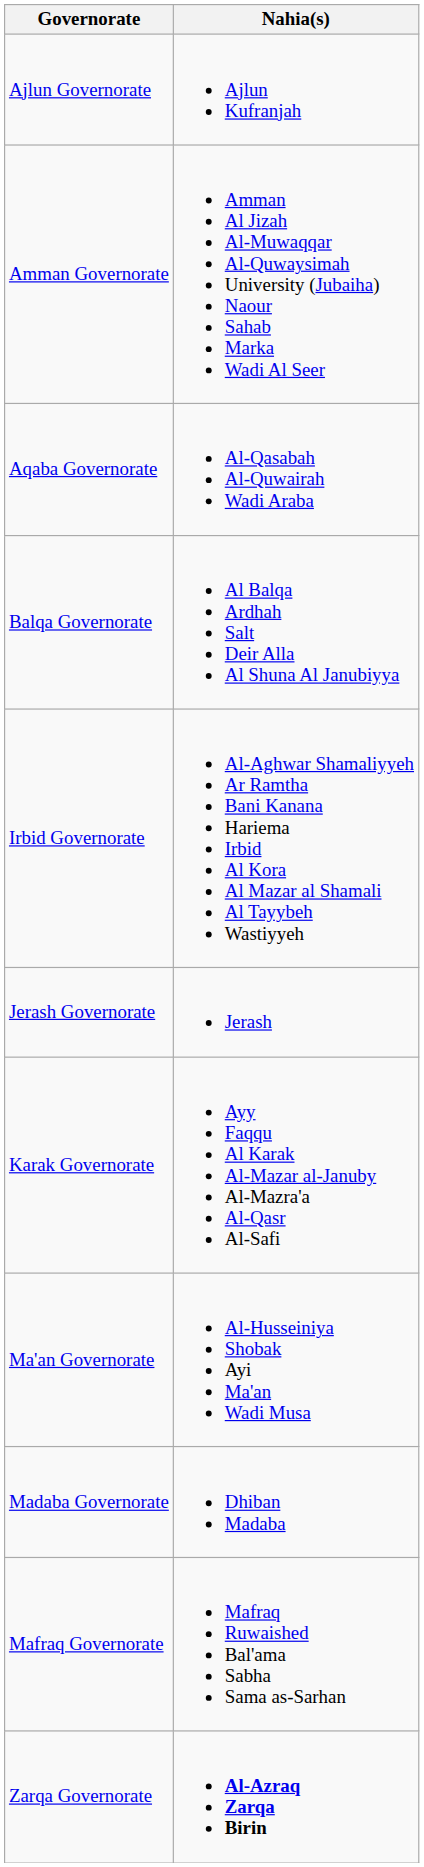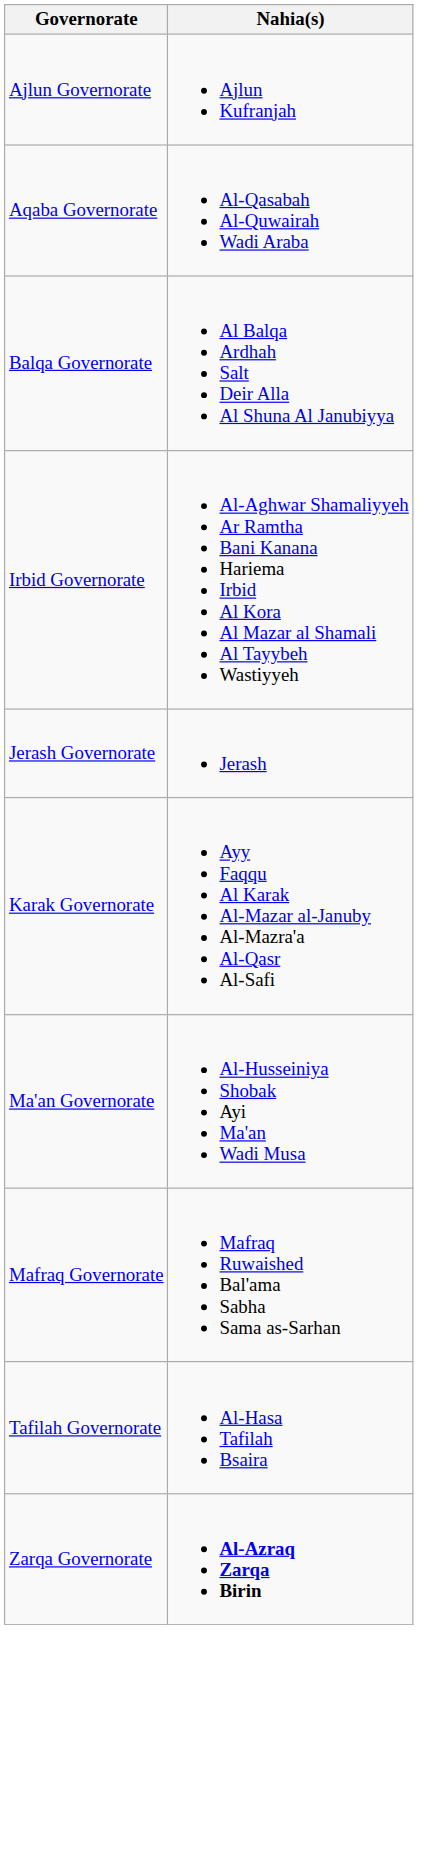- row: (89, 274)
- row: (89, 1501)
+ row: (85, 1427)
